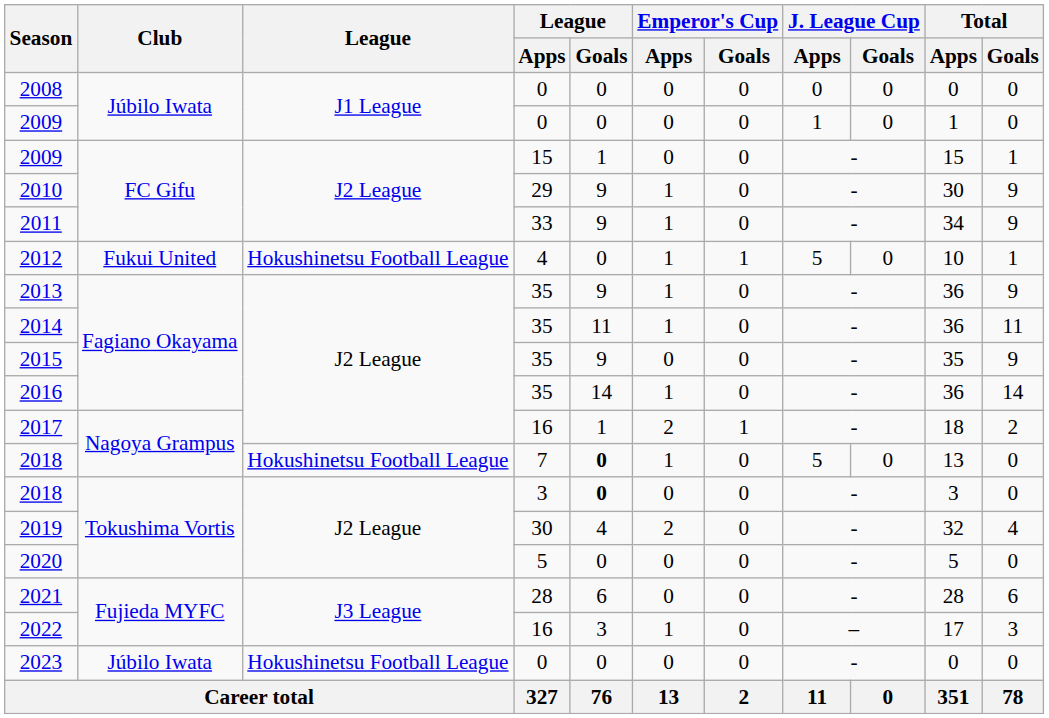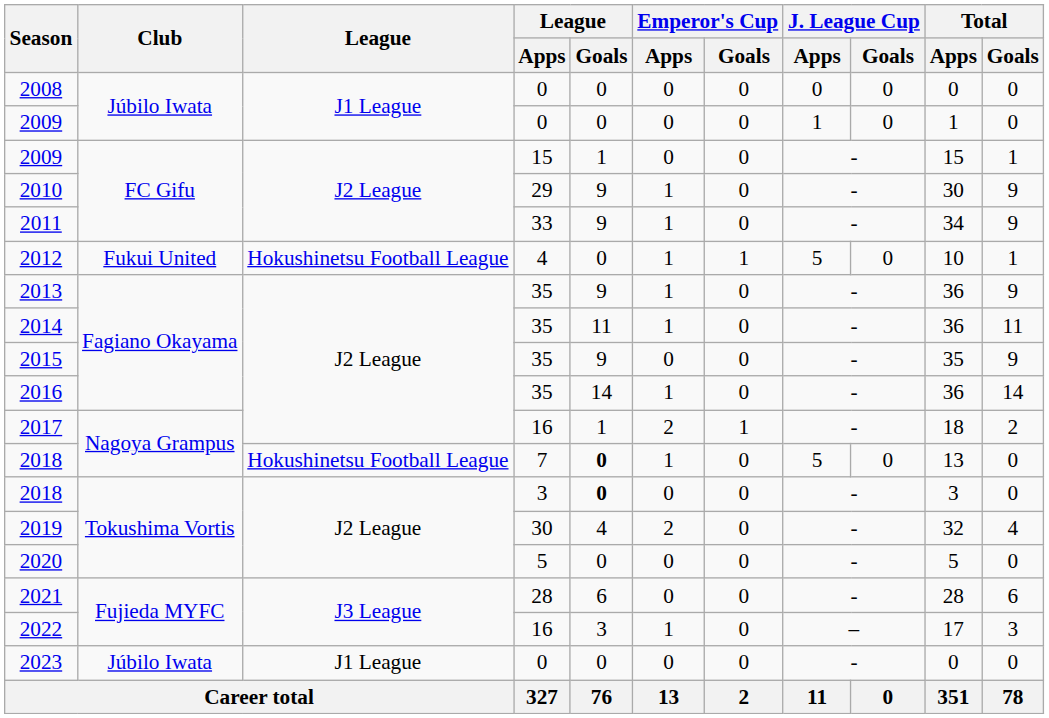(378, 662) Hokushinetsu Football League -> (378, 662) J1 League
